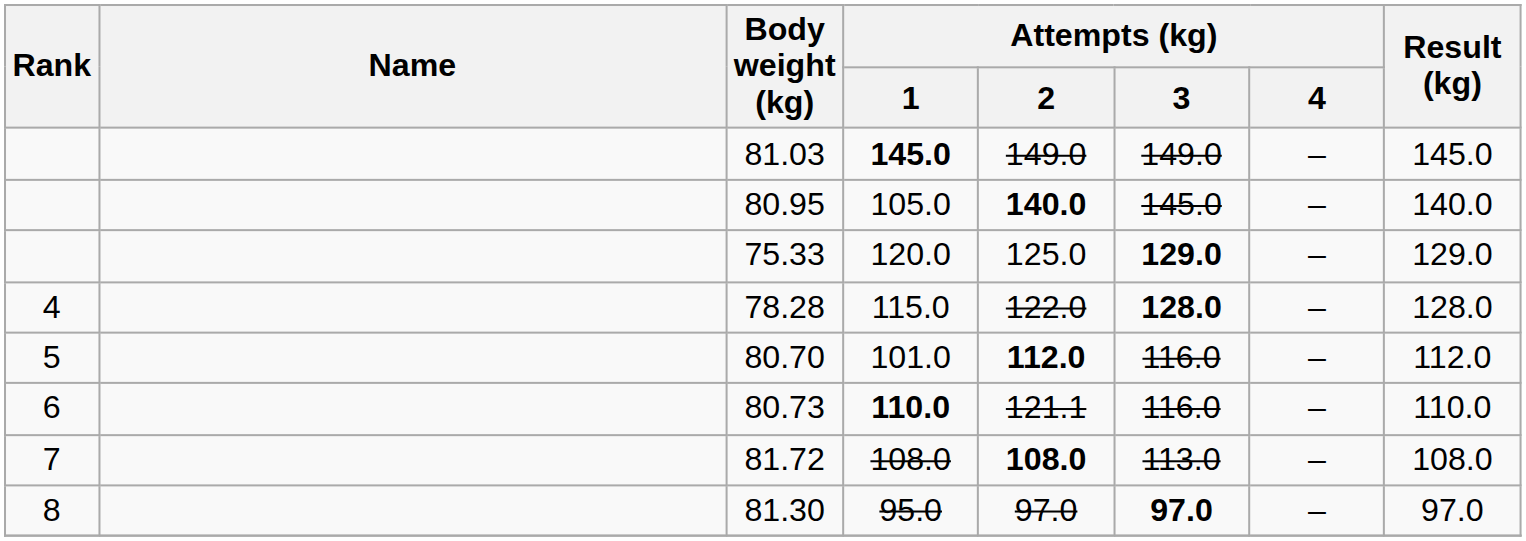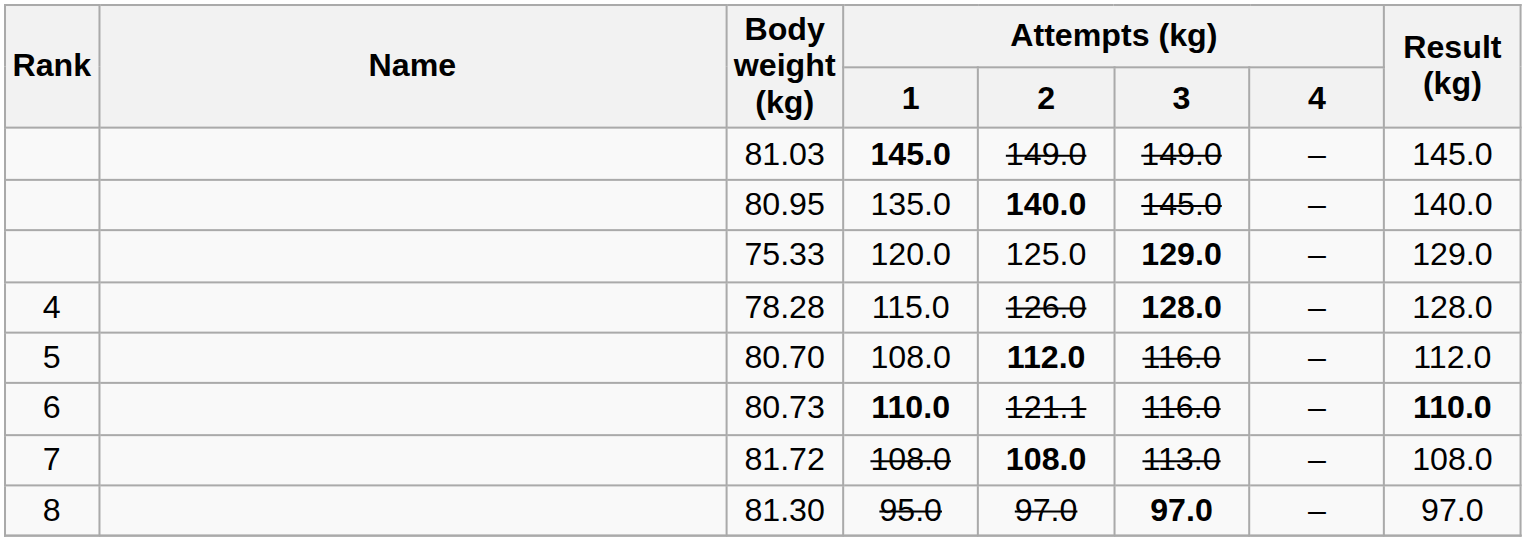(911, 204) 105.0 -> (911, 204) 135.0
(1046, 306) 122.0 -> (1046, 306) 126.0
(911, 357) 101.0 -> (911, 357) 108.0
(1452, 408) normal -> (1452, 408) bold
